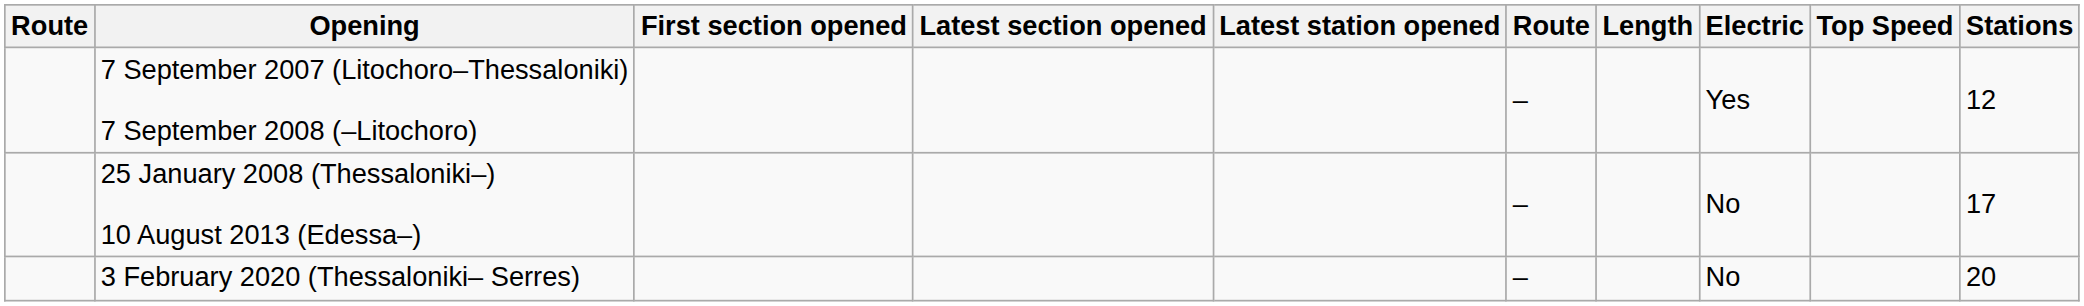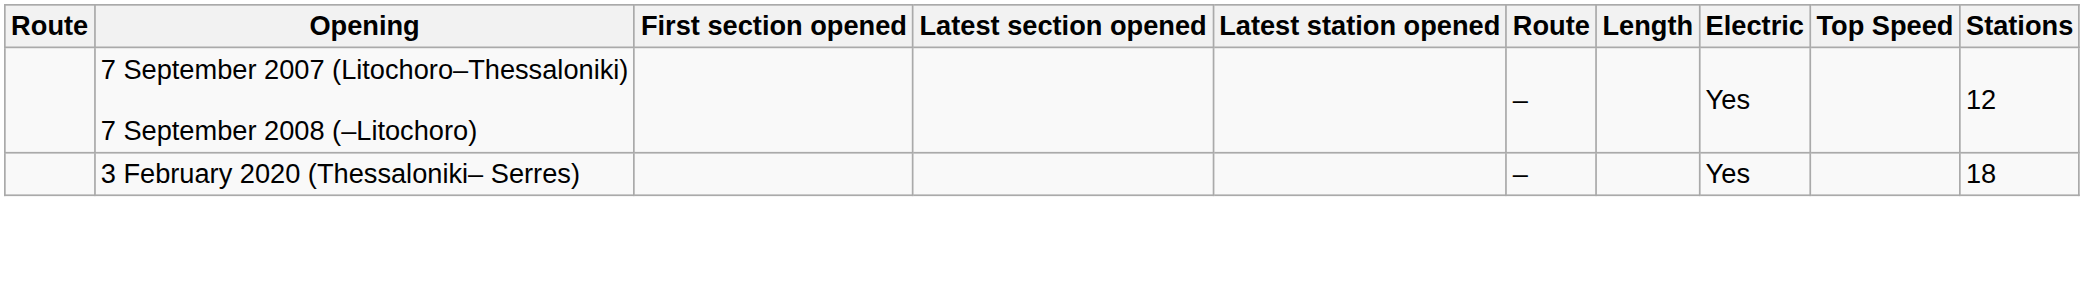- row: (298, 204)
(1723, 277) No -> (1728, 173) Yes
(1981, 277) 20 -> (1981, 173) 18
